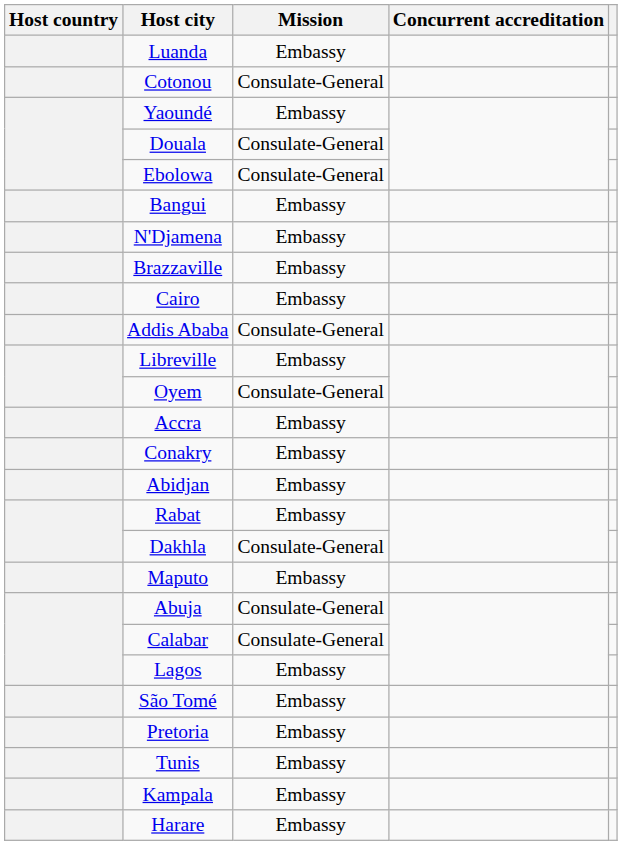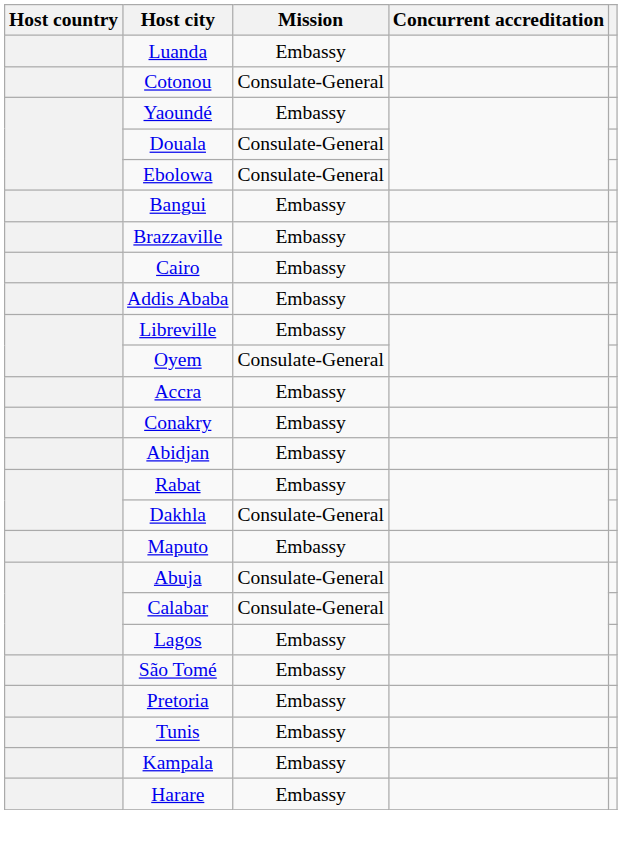- row: (178, 236)
(311, 329) Consulate-General -> (311, 298) Embassy
